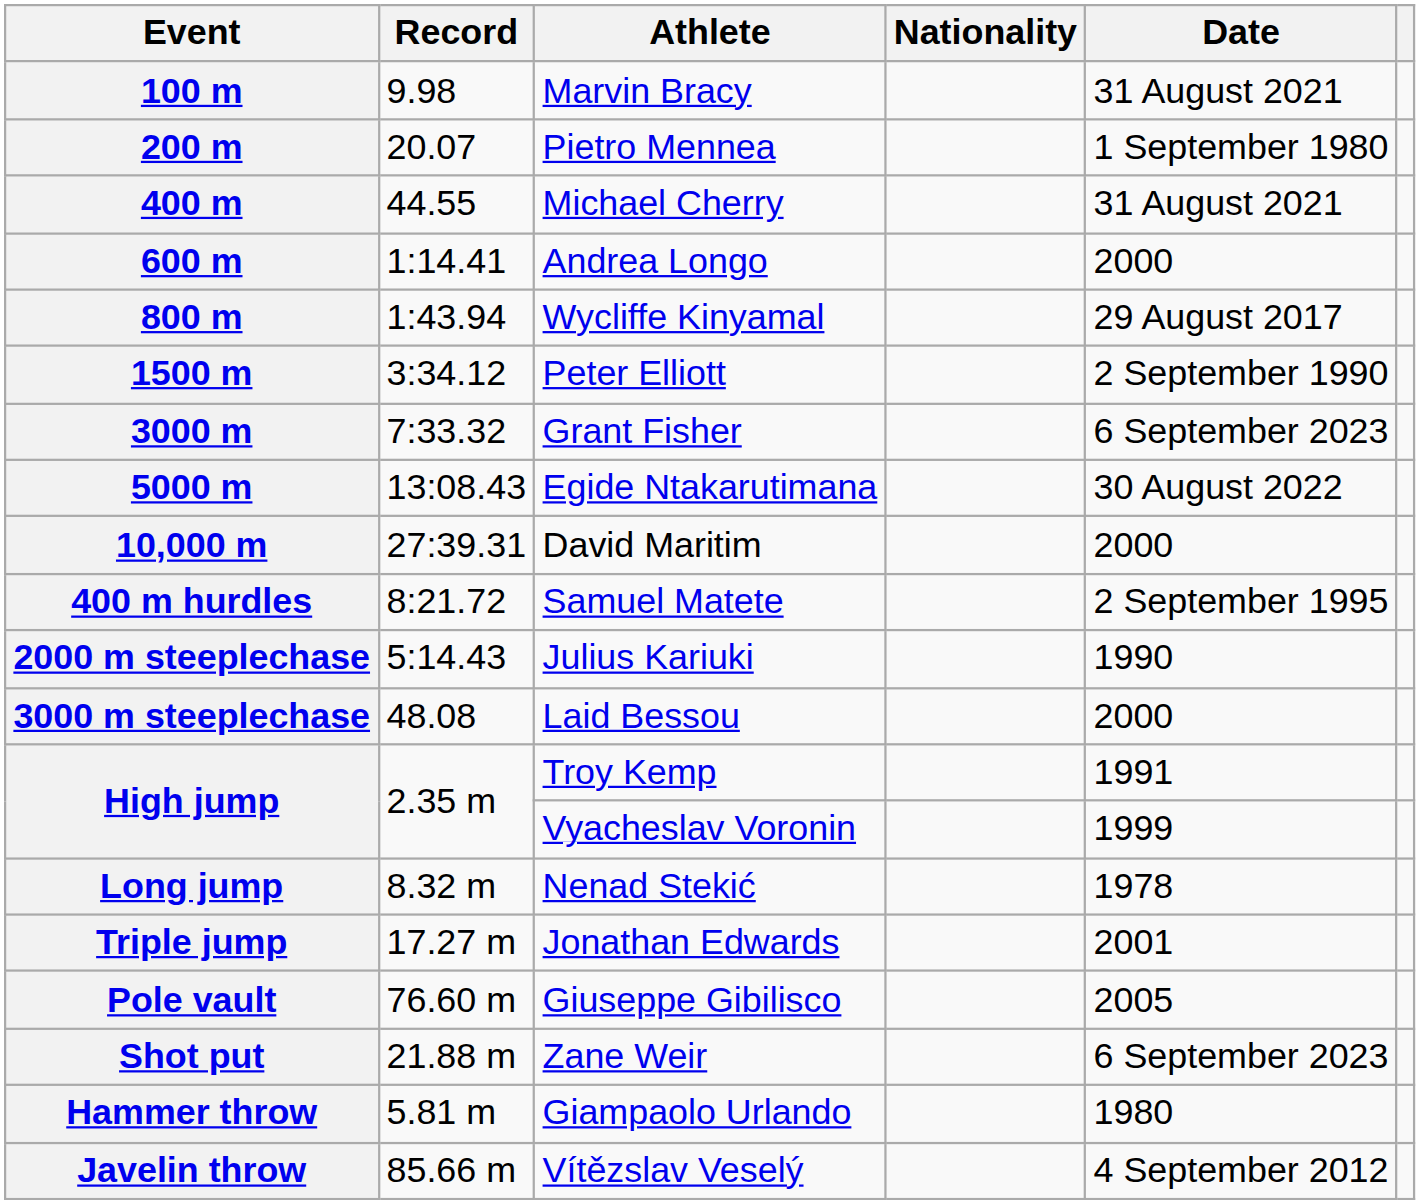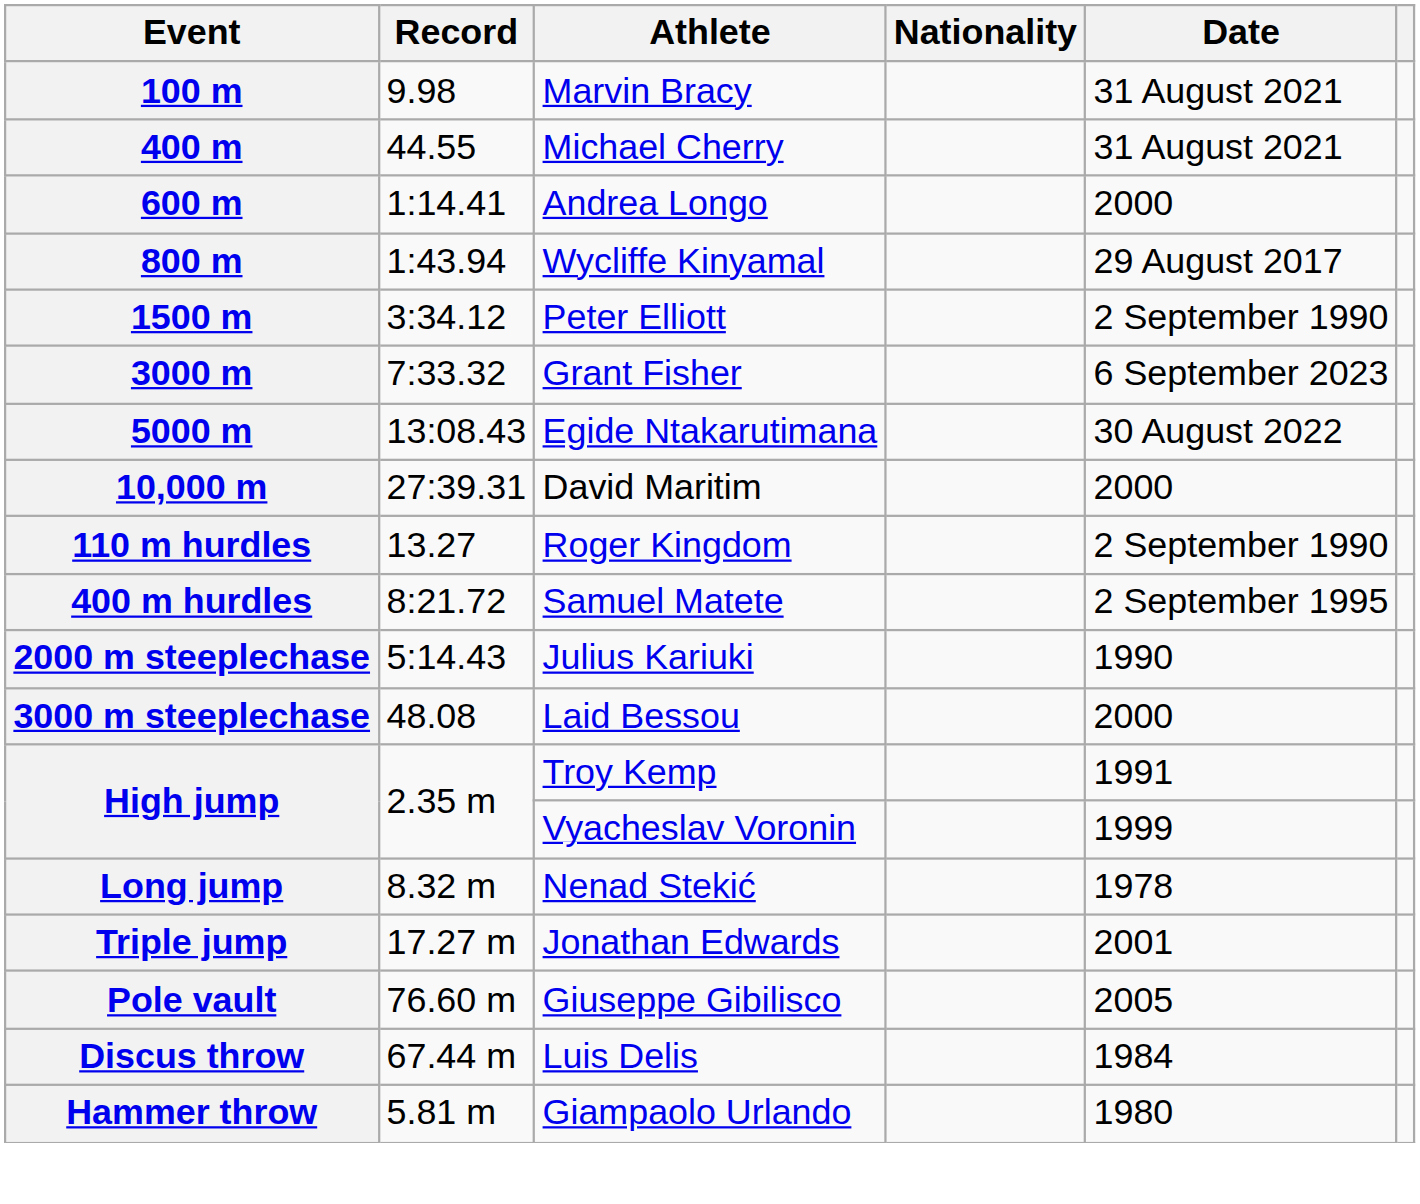- row: (192, 146)
+ row: (192, 544)
- row: (192, 1056)
+ row: (192, 1056)
- row: (192, 1169)
